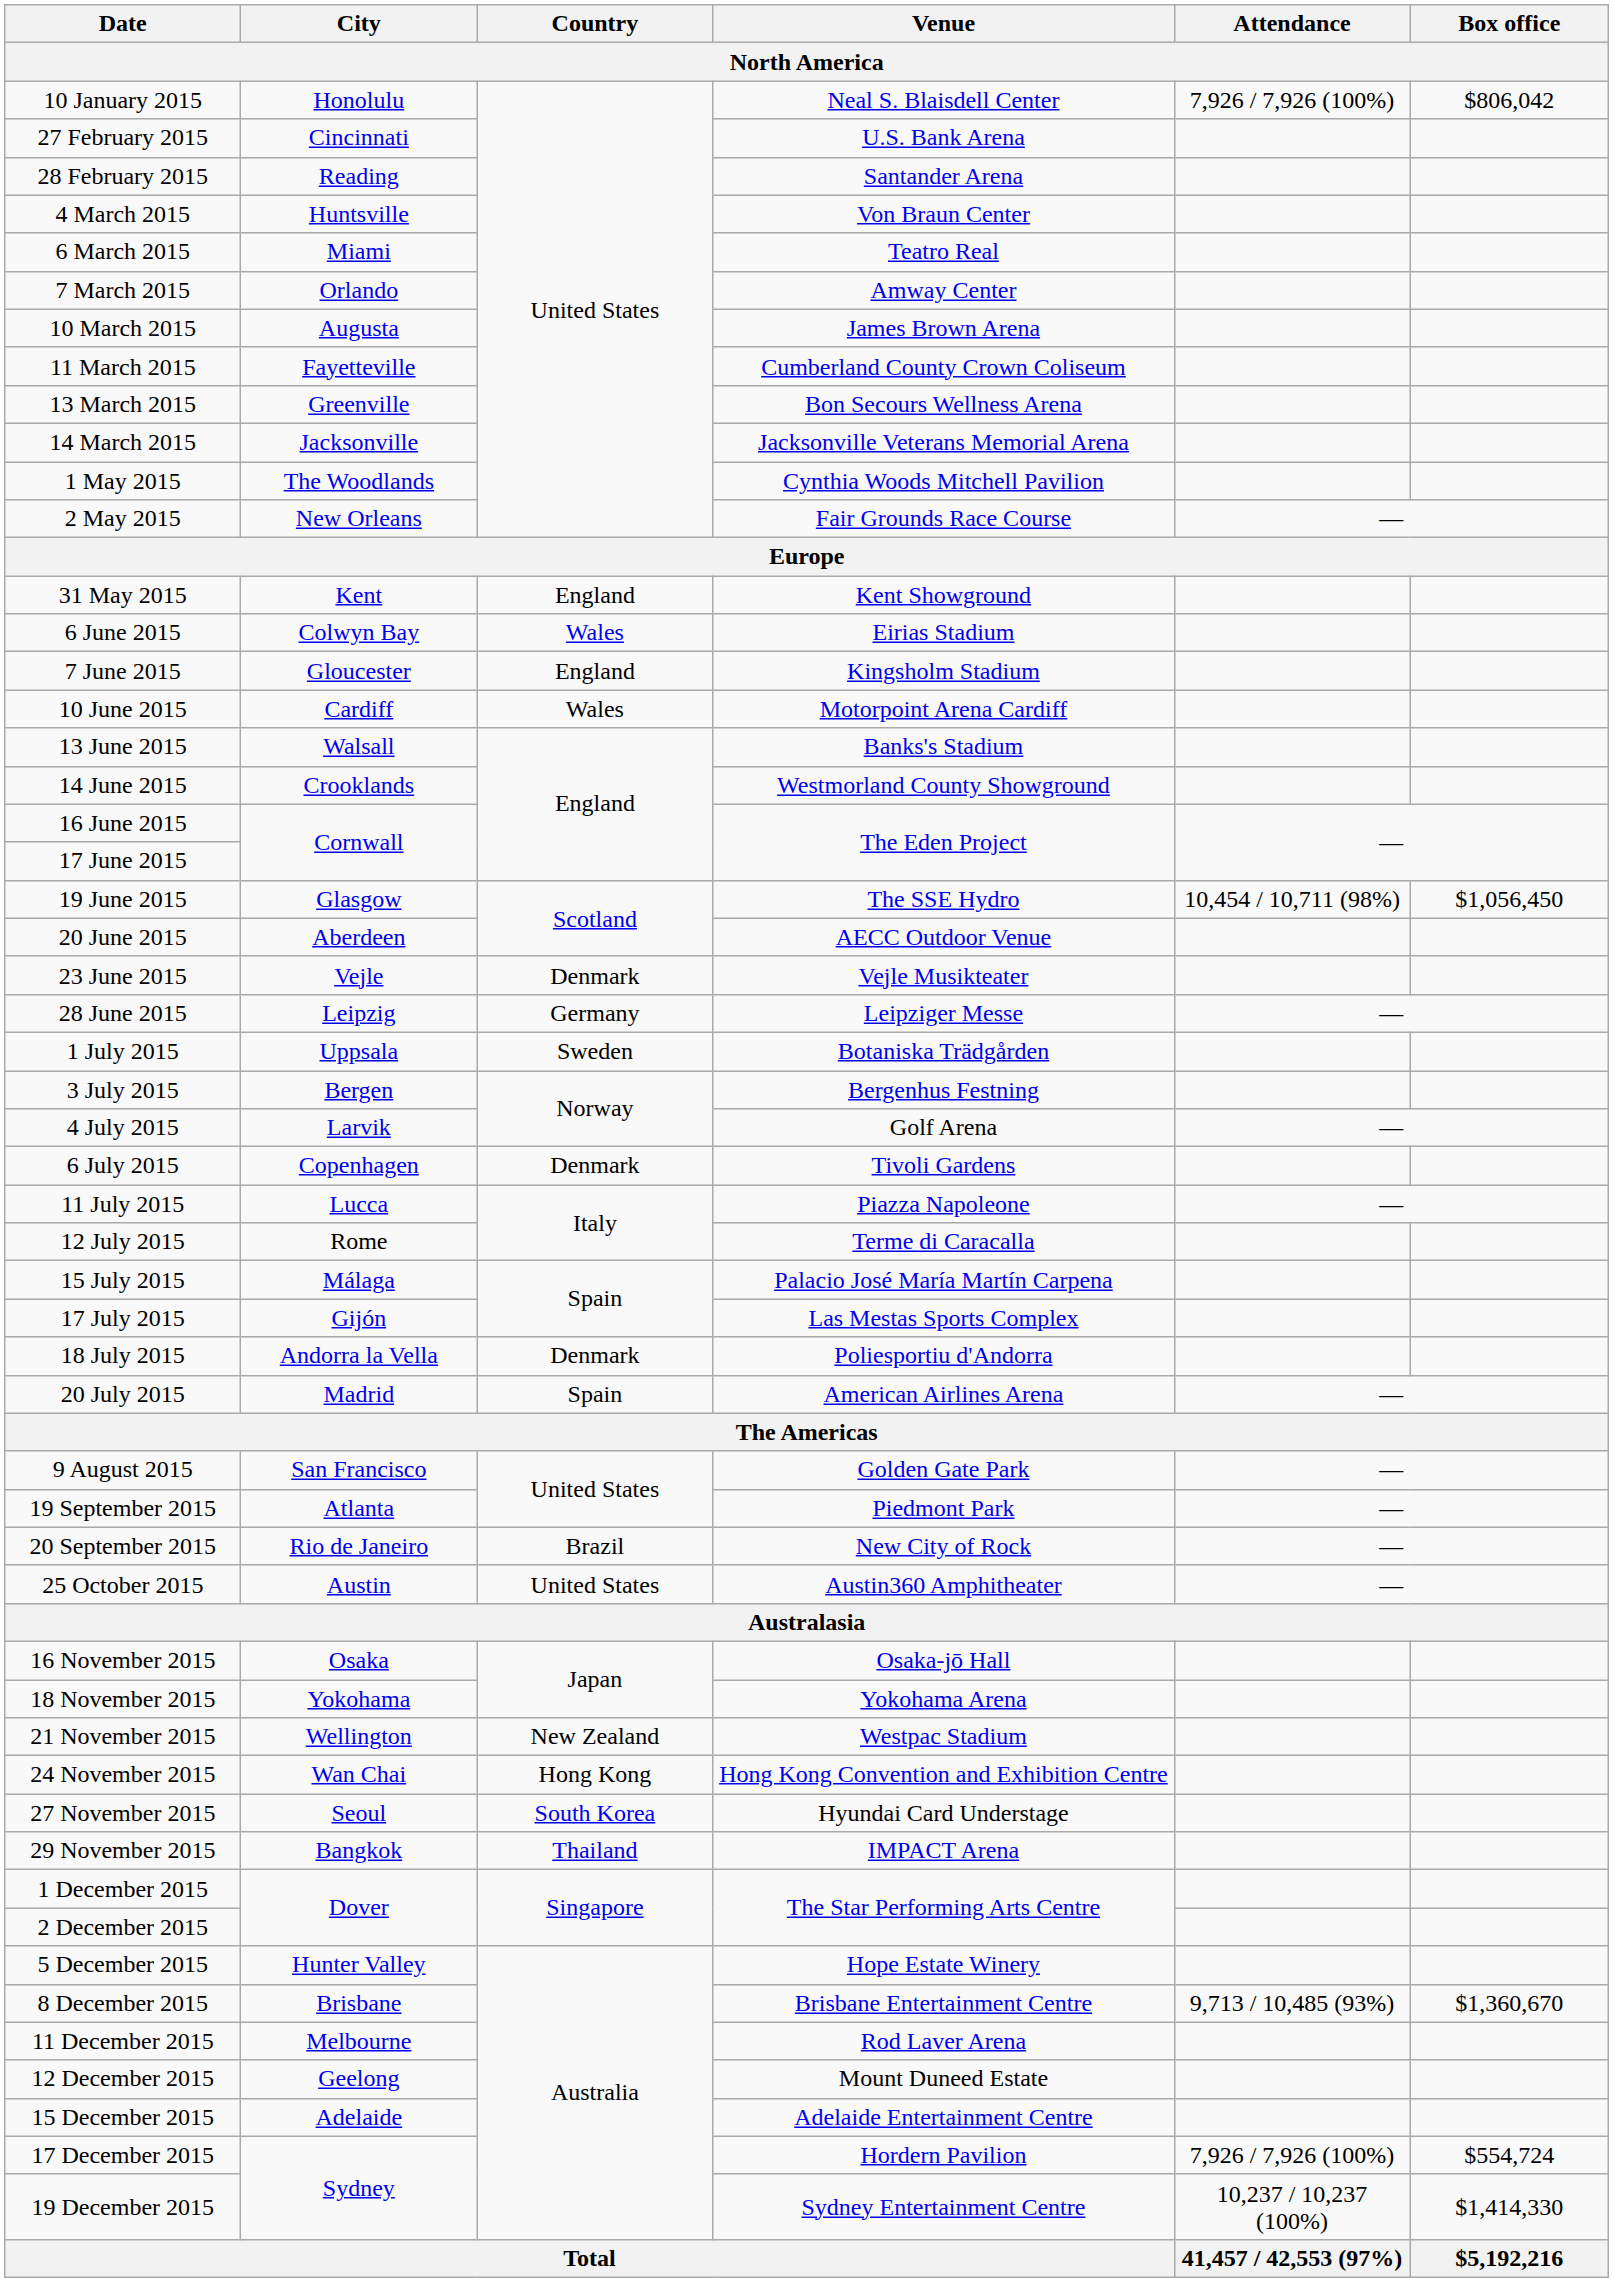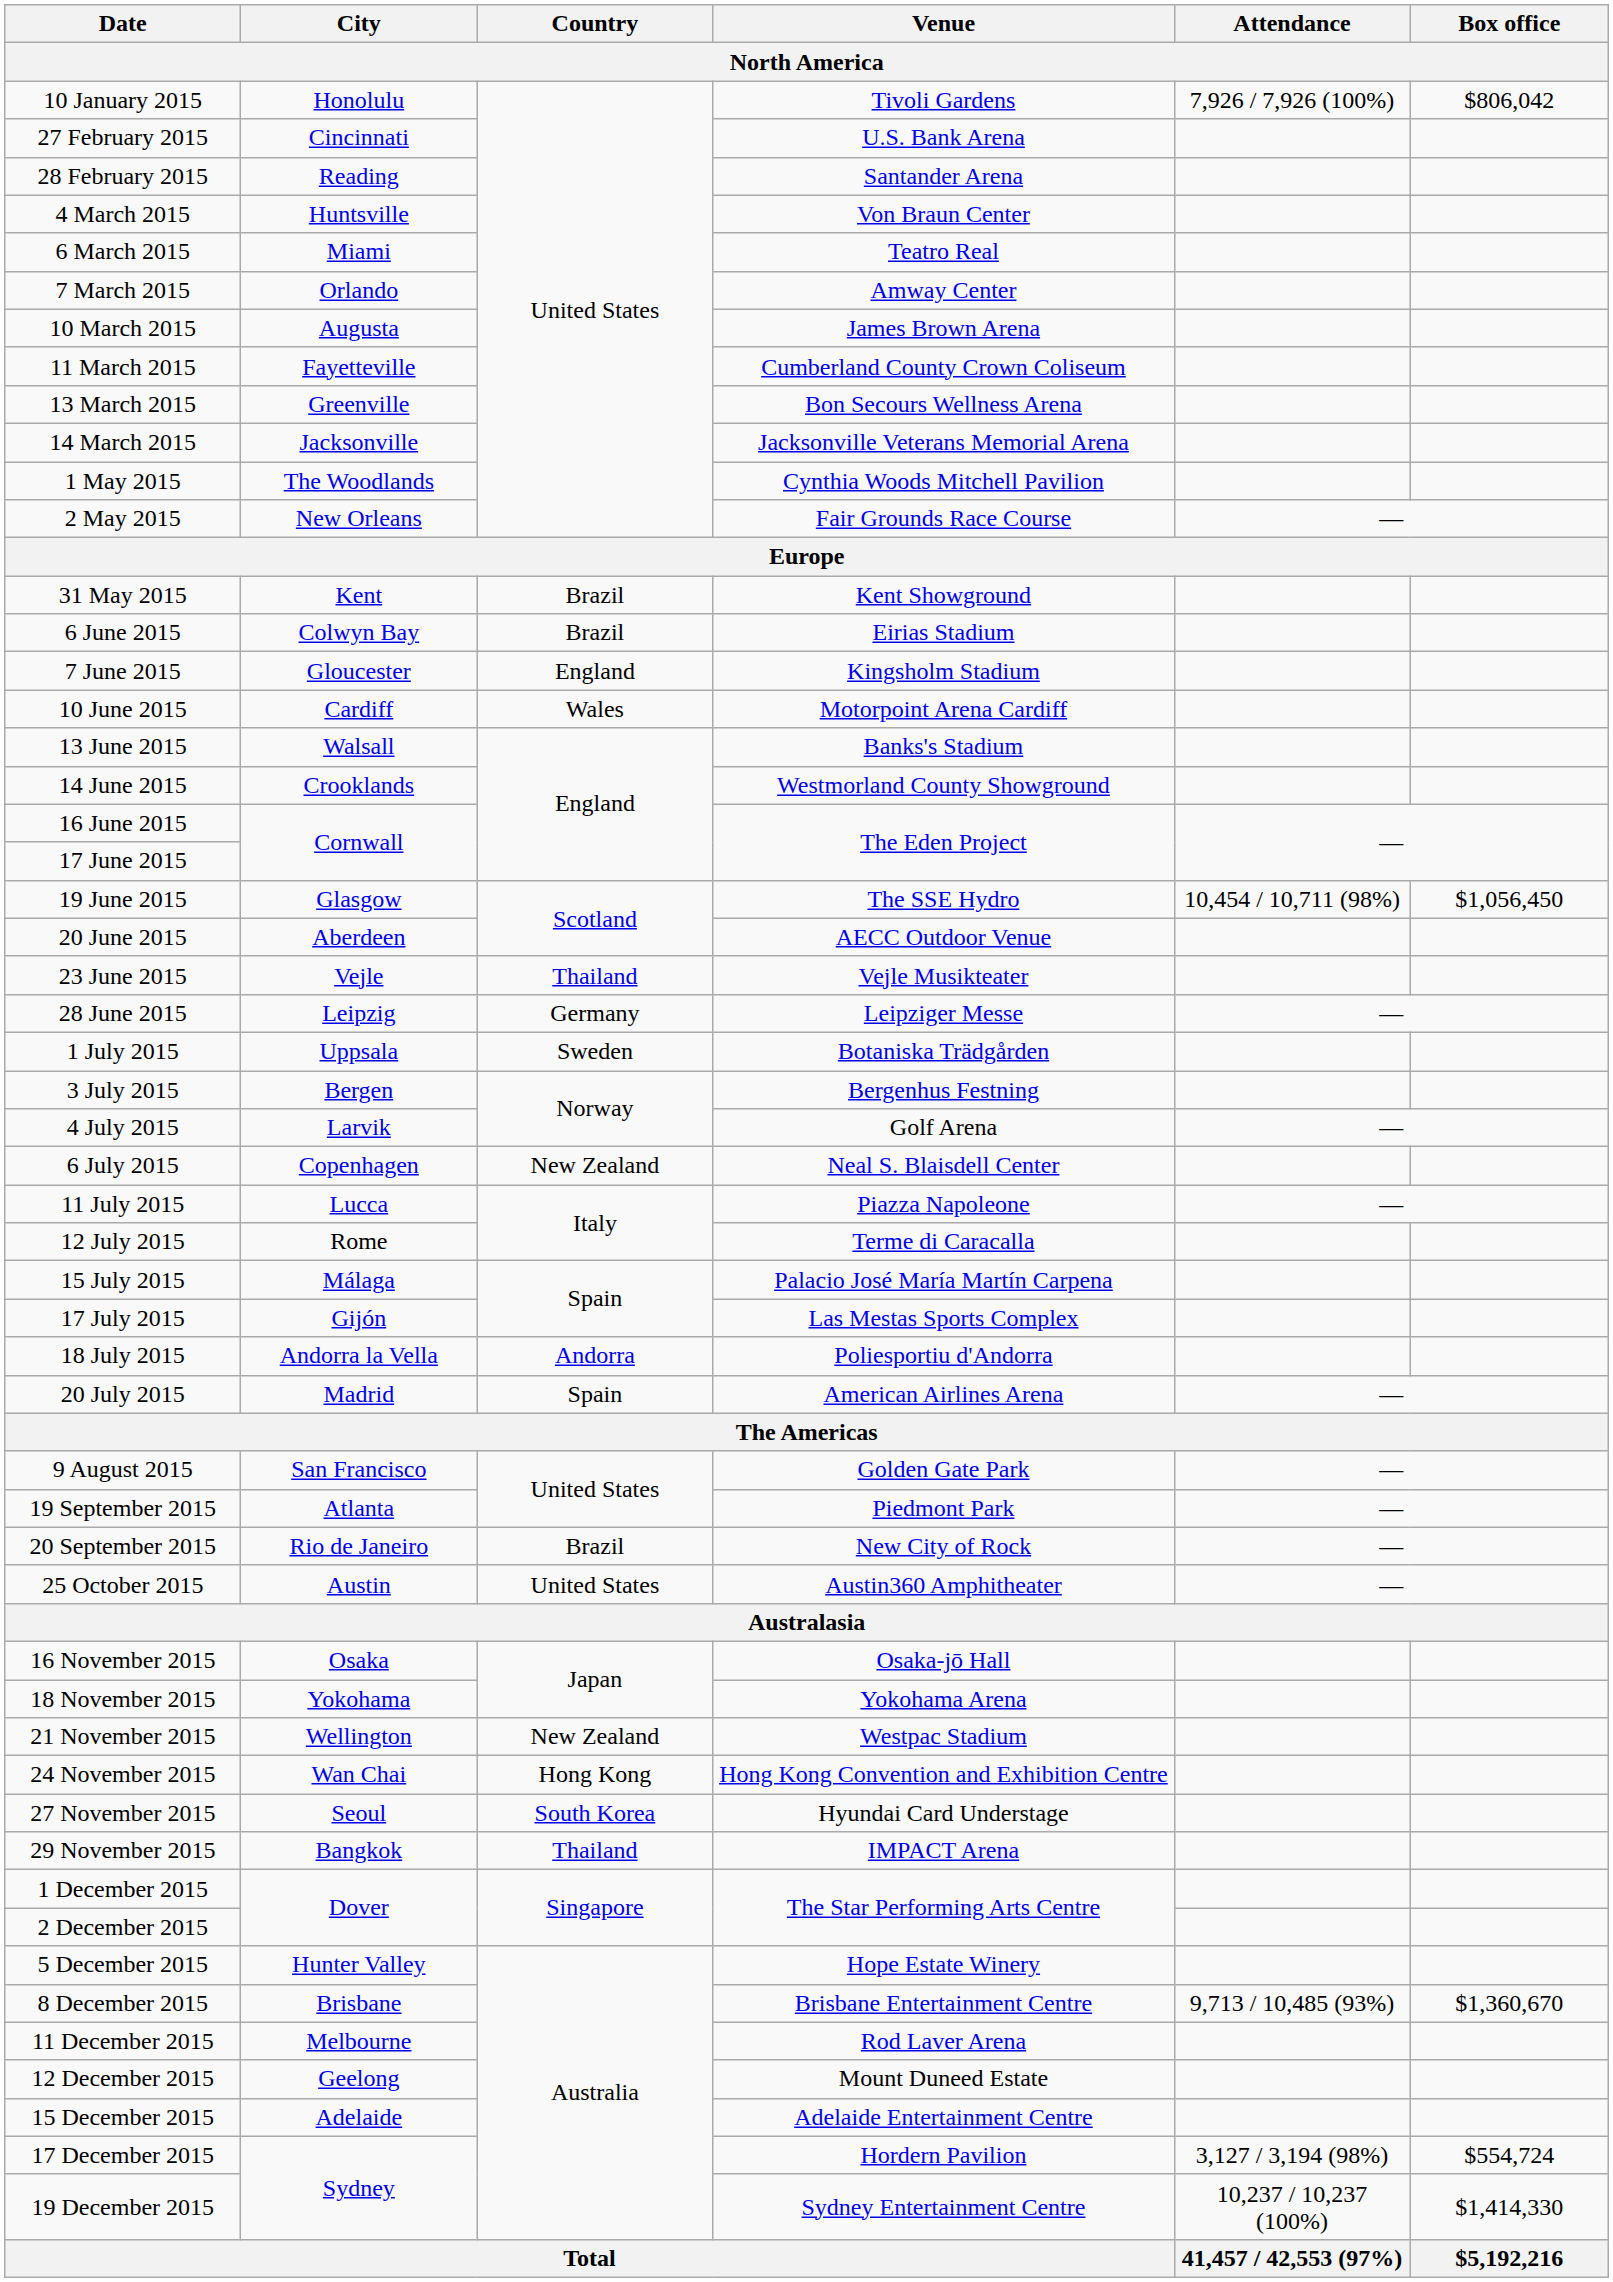(943, 99) Neal S. Blaisdell Center -> (943, 99) Tivoli Gardens
(595, 594) England -> (595, 594) Brazil
(595, 632) Wales -> (595, 632) Brazil
(595, 975) Denmark -> (595, 975) Thailand
(595, 1165) Denmark -> (595, 1165) New Zealand
(943, 1165) Tivoli Gardens -> (943, 1165) Neal S. Blaisdell Center
(595, 1355) Denmark -> (595, 1355) Andorra
(1292, 2155) 7,926 / 7,926 (100%) -> (1292, 2155) 3,127 / 3,194 (98%)
